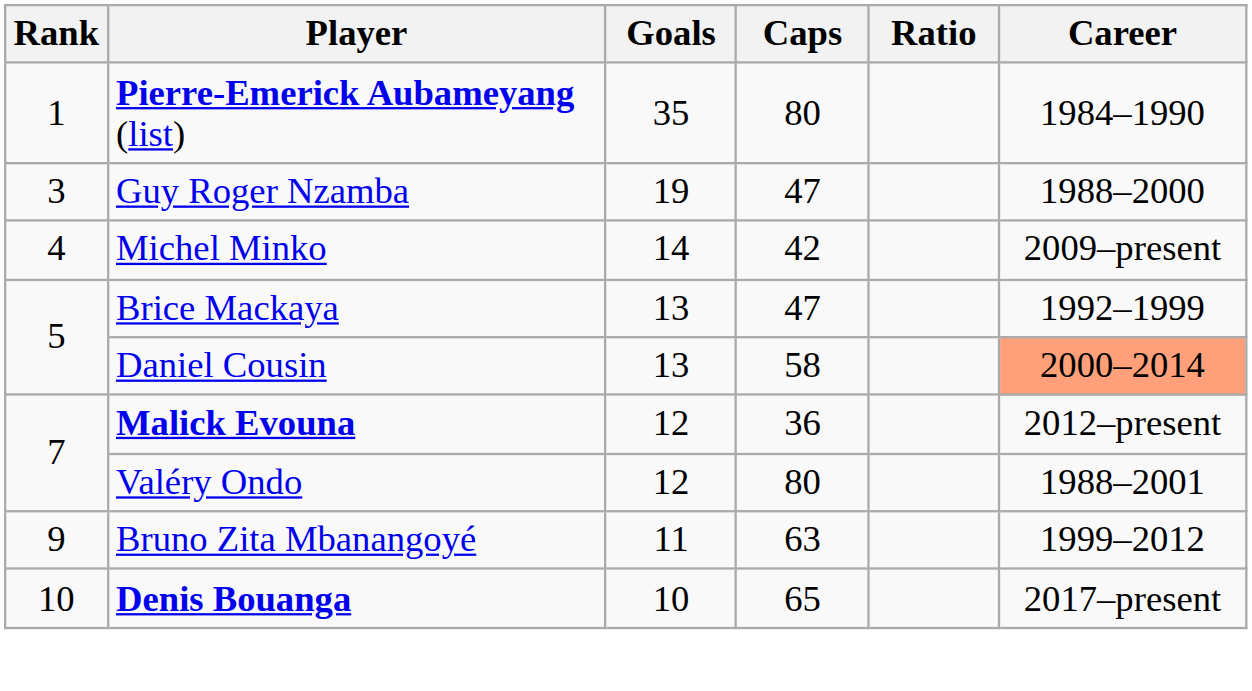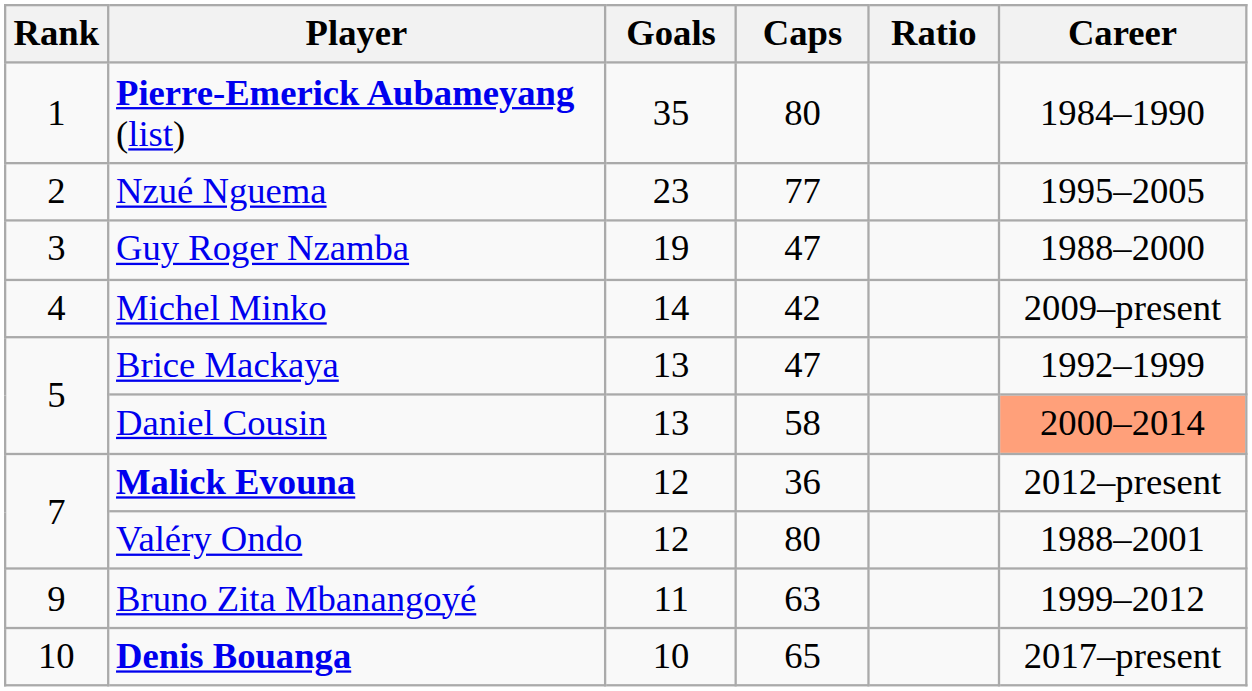+ row: (221, 190)
